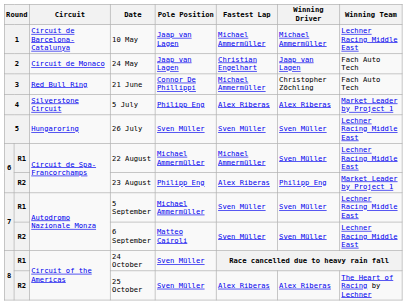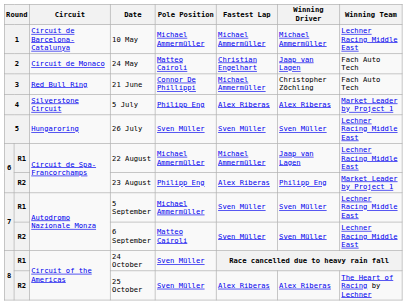(174, 39) Jaap van Lagen -> (181, 39) Michael Ammermüller
(174, 64) Jaap van Lagen -> (172, 64) Matteo Cairoli
(303, 158) Sven Müller -> (296, 158) Jaap van Lagen
